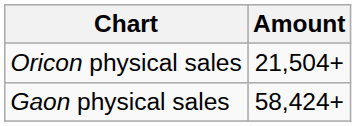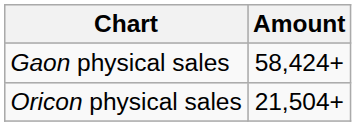rows swapped: (120, 101) <-> (126, 62)
